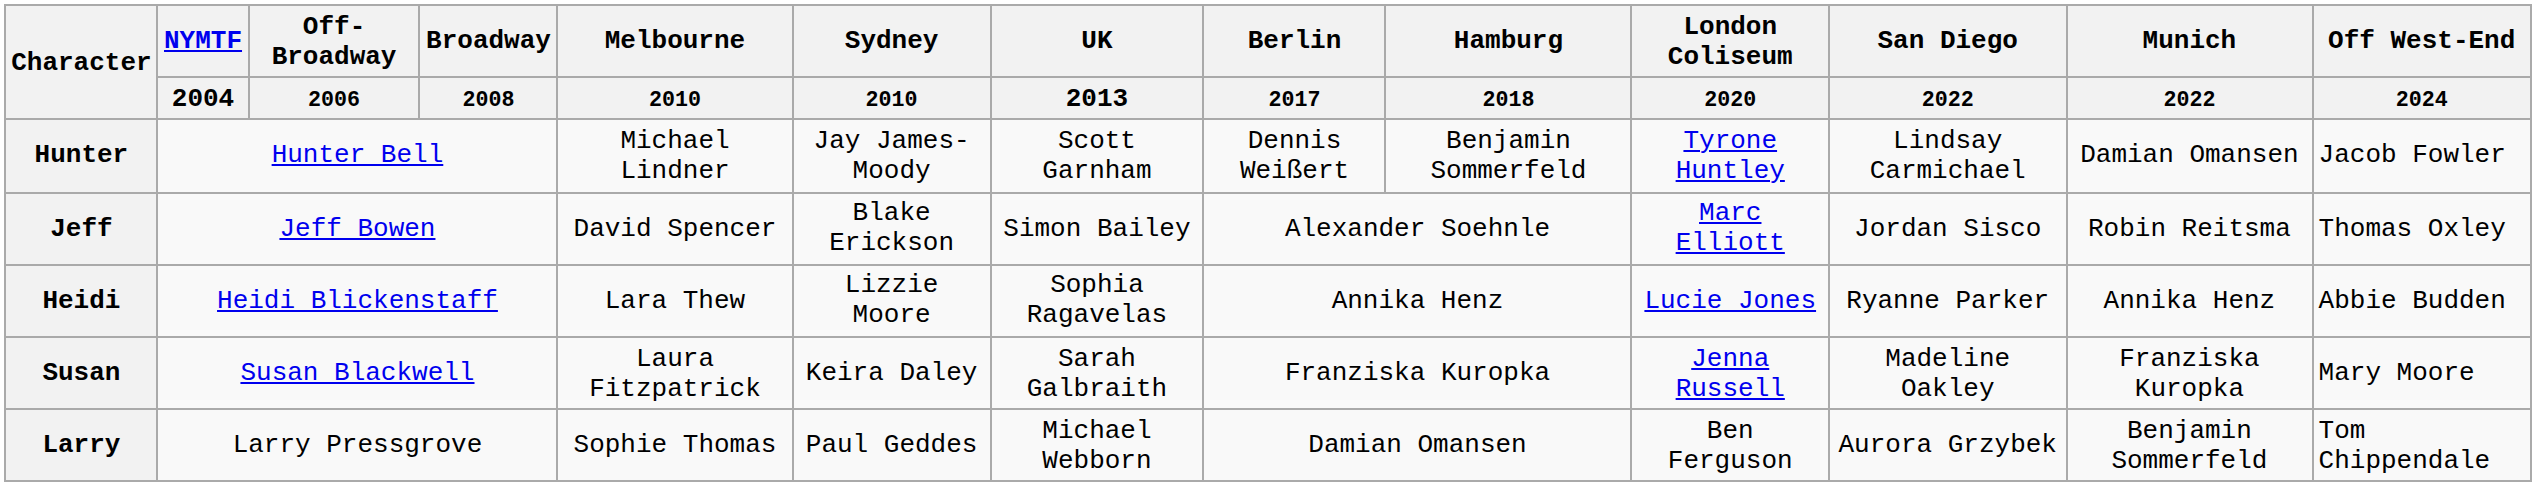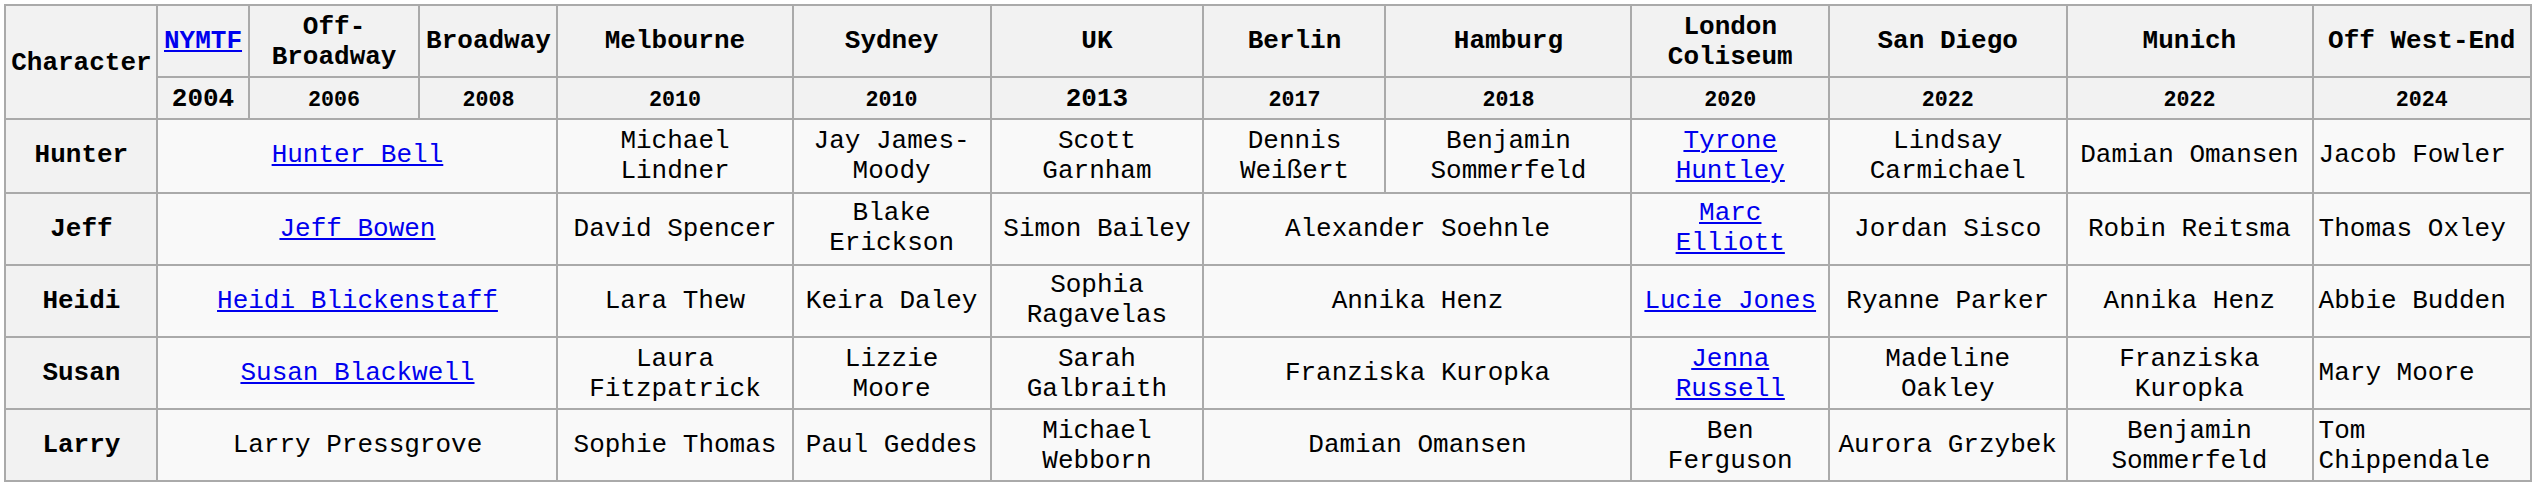(892, 301) Lizzie Moore -> (892, 301) Keira Daley
(892, 373) Keira Daley -> (892, 373) Lizzie Moore
